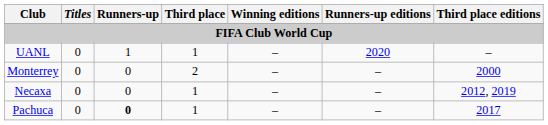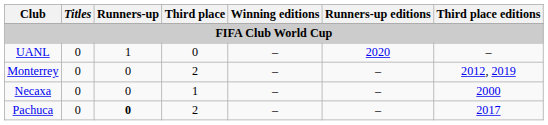(195, 52) 1 -> (195, 52) 0
(488, 71) 2000 -> (488, 71) 2012, 2019
(488, 91) 2012, 2019 -> (488, 91) 2000
(195, 110) 1 -> (195, 110) 2
